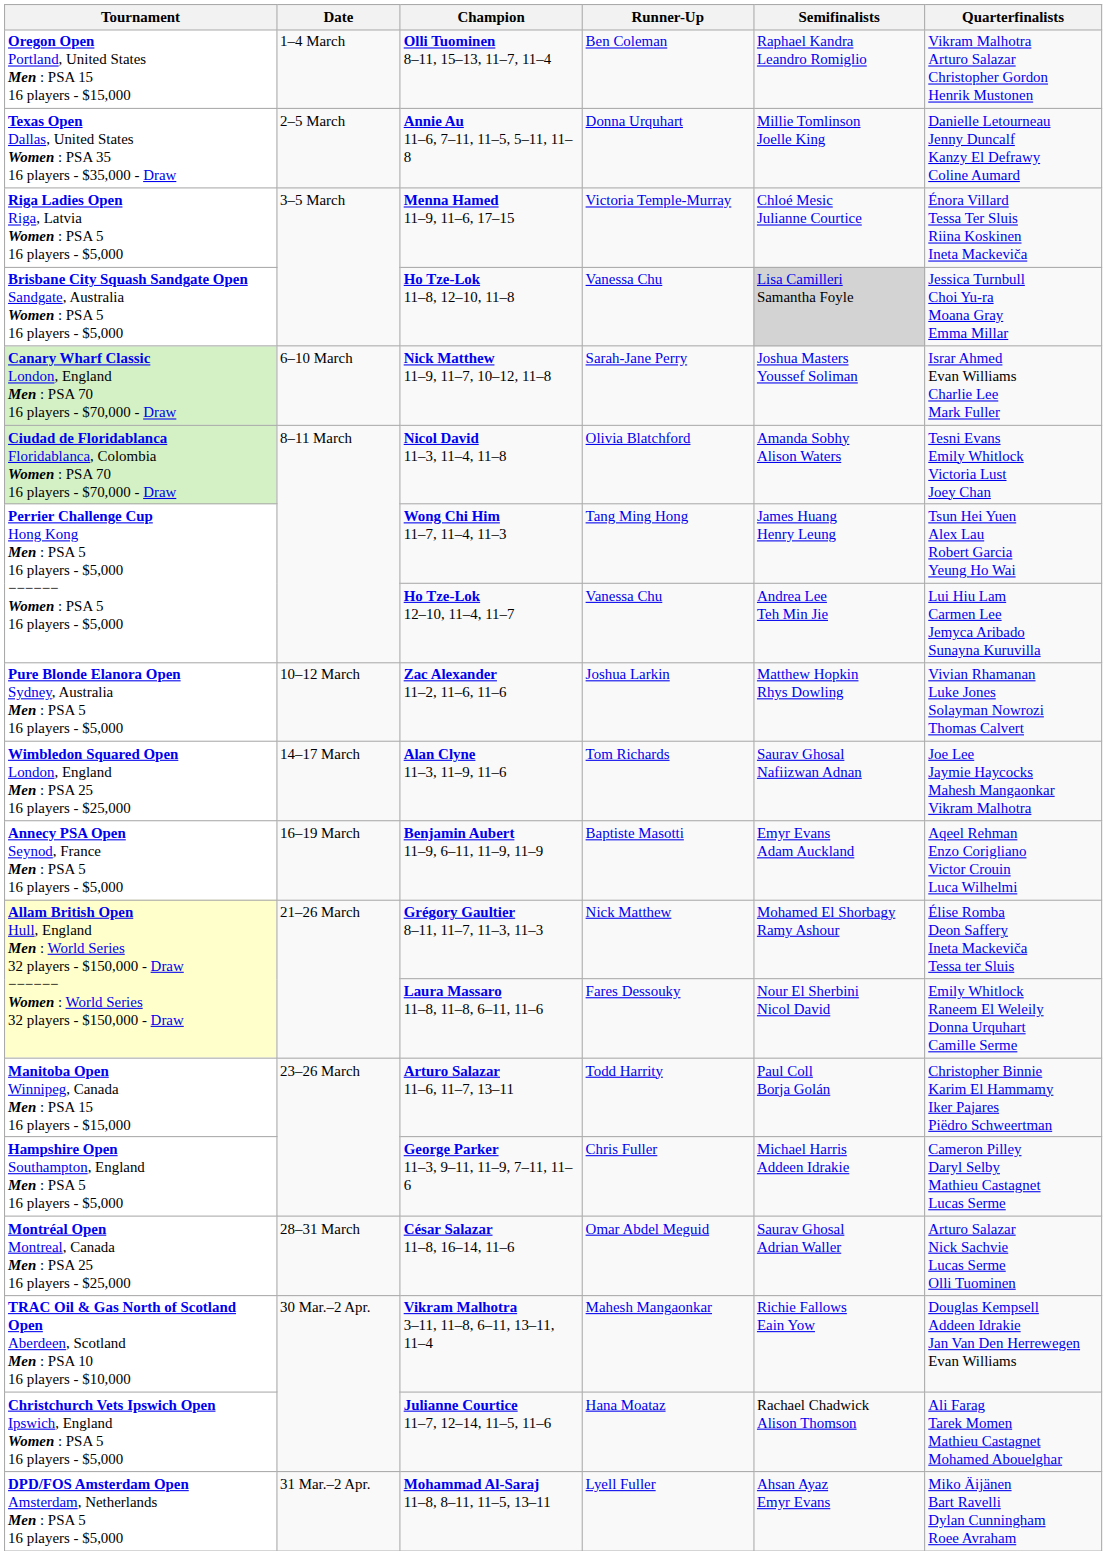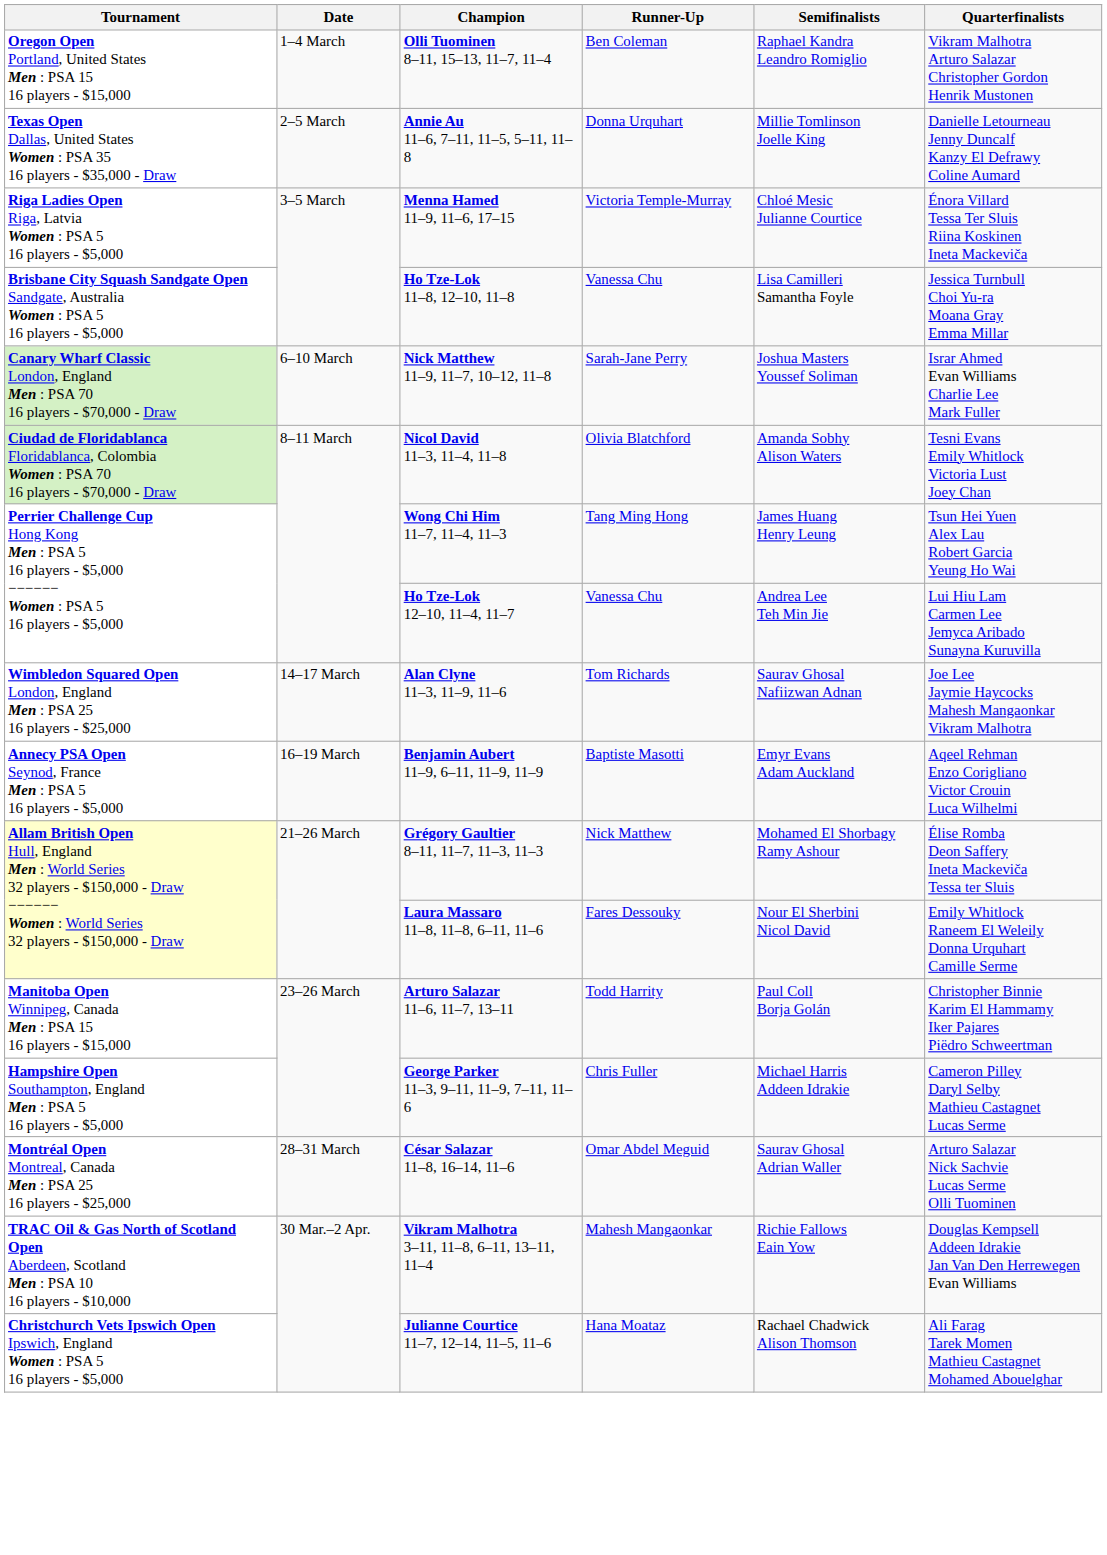(805, 288) lightgrey background -> (805, 288) no background
- row: (455, 683)
- row: (477, 1493)
